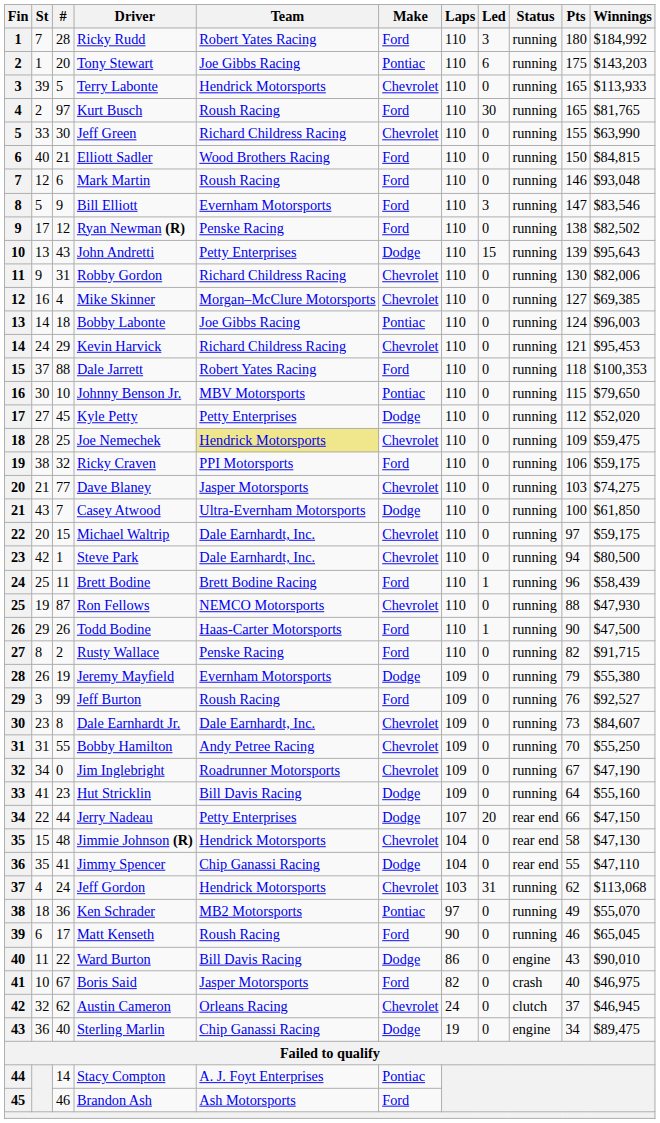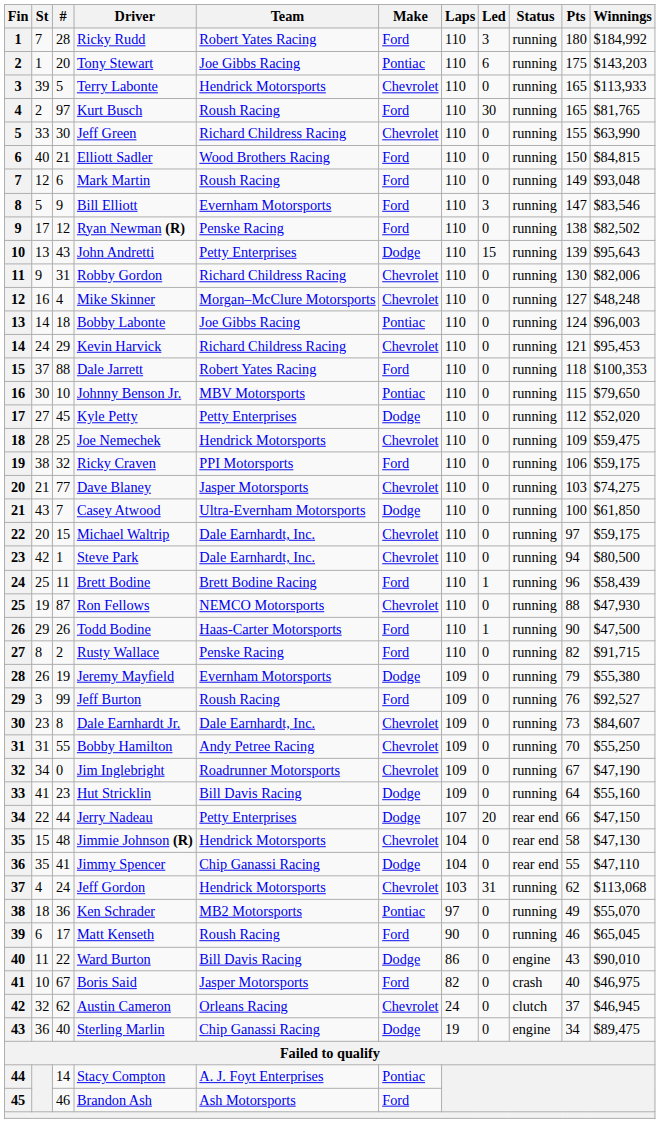(576, 181) 146 -> (576, 181) 149
(617, 299) $69,385 -> (617, 299) $48,248
(263, 440) khaki background -> (263, 440) no background
